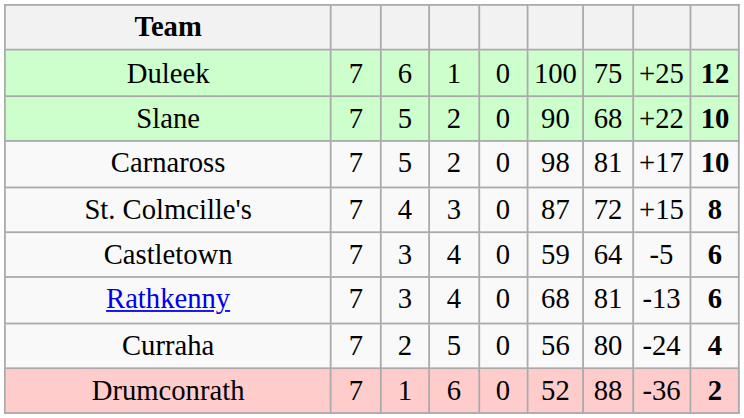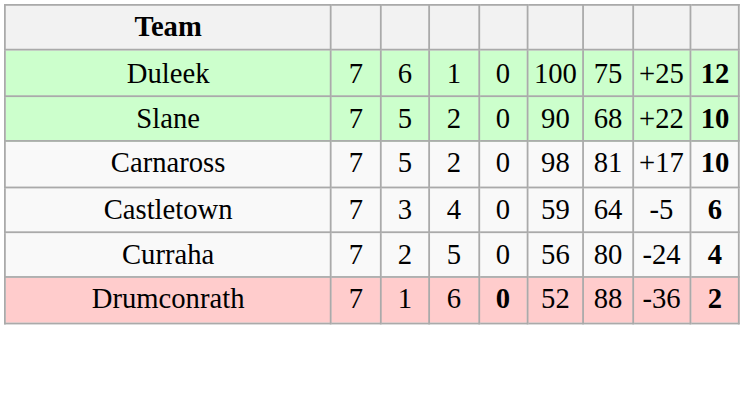- row: (168, 208)
- row: (168, 299)
(503, 390) normal -> (503, 299) bold
